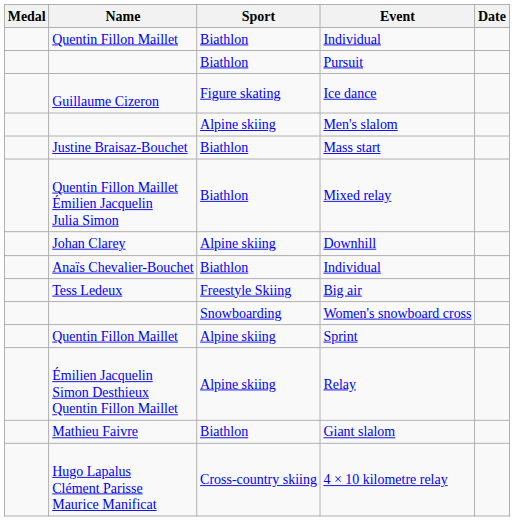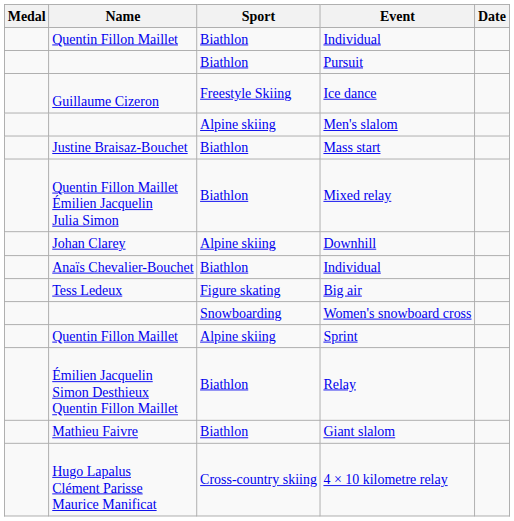(240, 93) Figure skating -> (246, 93) Freestyle Skiing
(246, 289) Freestyle Skiing -> (240, 289) Figure skating
(238, 383) Alpine skiing -> (224, 383) Biathlon
